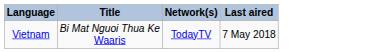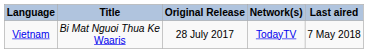+ column: (205, 12)
